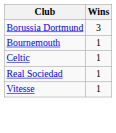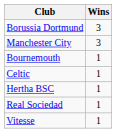+ row: (39, 43)
+ row: (30, 89)
